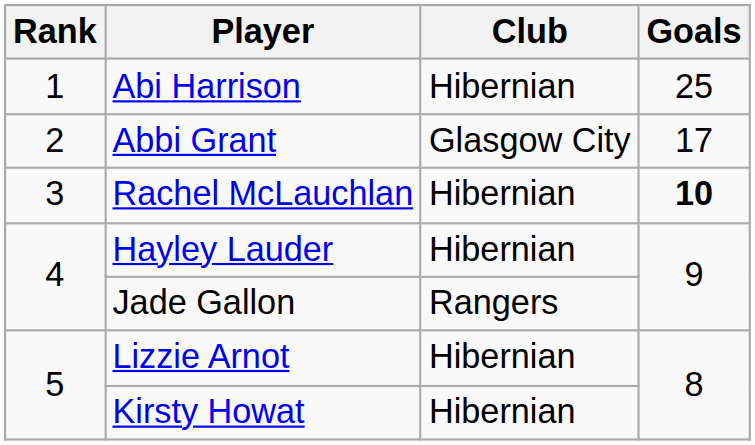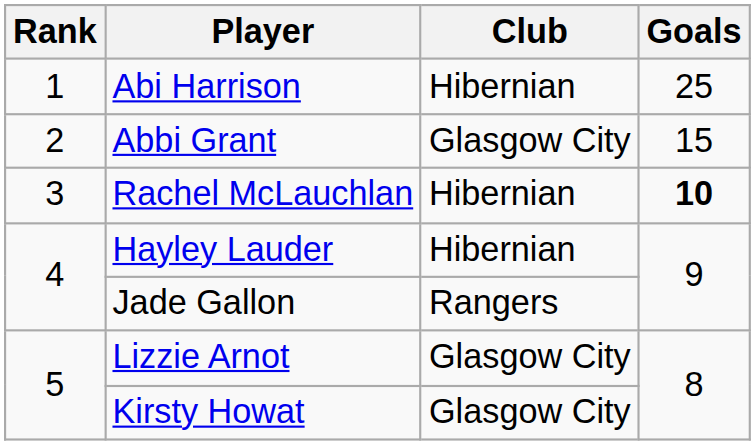(694, 140) 17 -> (694, 140) 15
(502, 357) Hibernian -> (530, 357) Glasgow City
(502, 411) Hibernian -> (530, 411) Glasgow City
